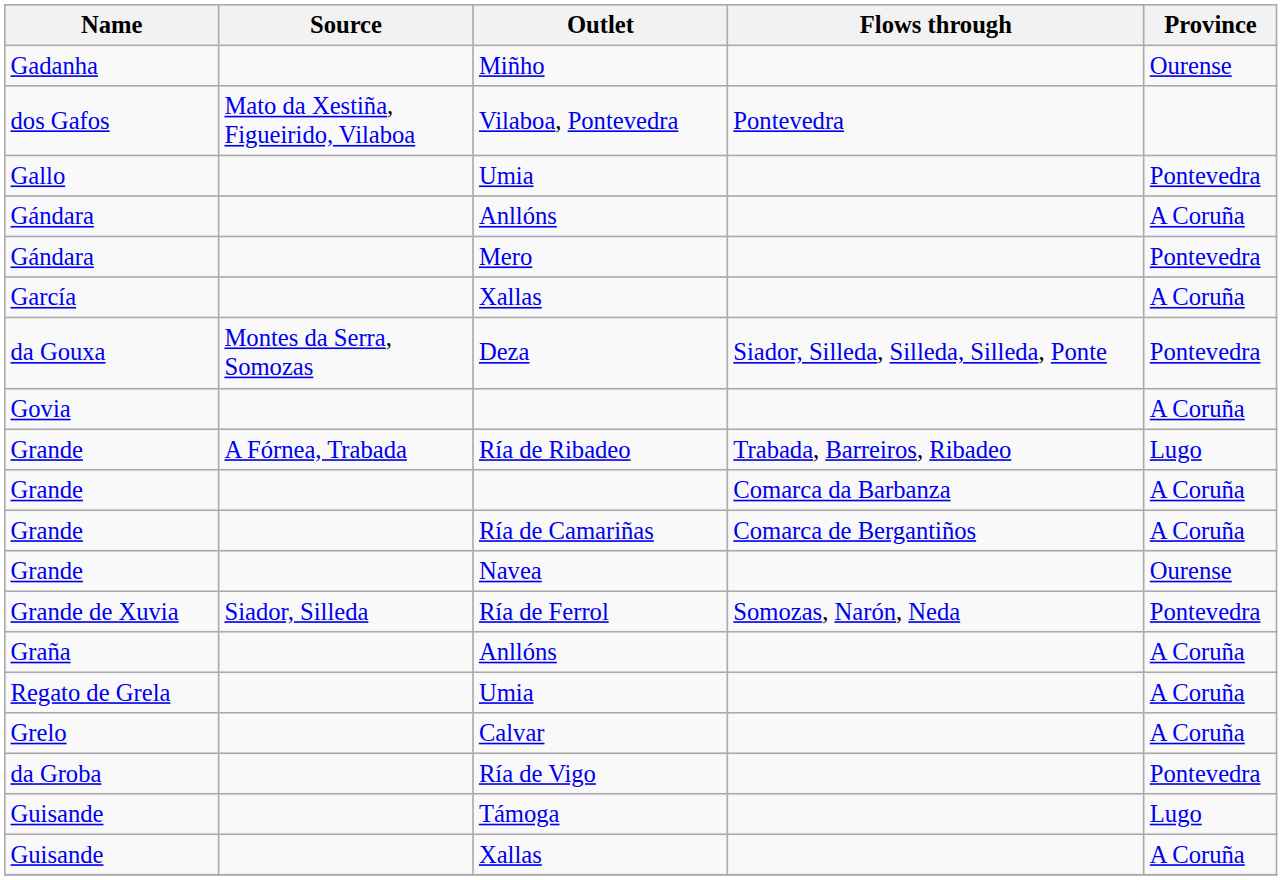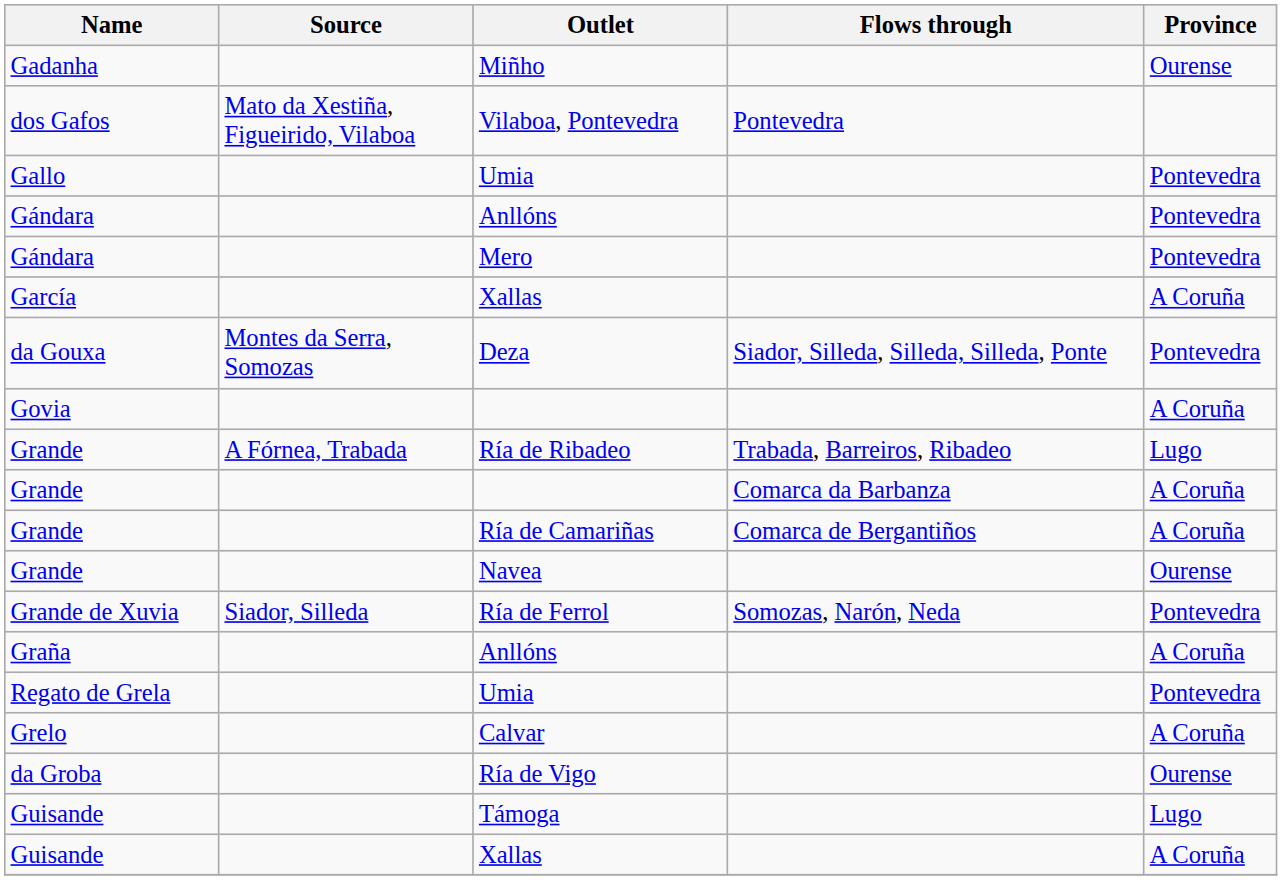(1197, 216) A Coruña -> (1205, 216) Pontevedra
(1197, 692) A Coruña -> (1205, 692) Pontevedra
(1205, 773) Pontevedra -> (1191, 773) Ourense
